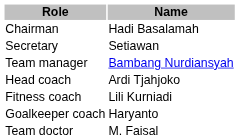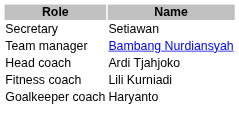- row: (32, 29)
- row: (39, 130)
